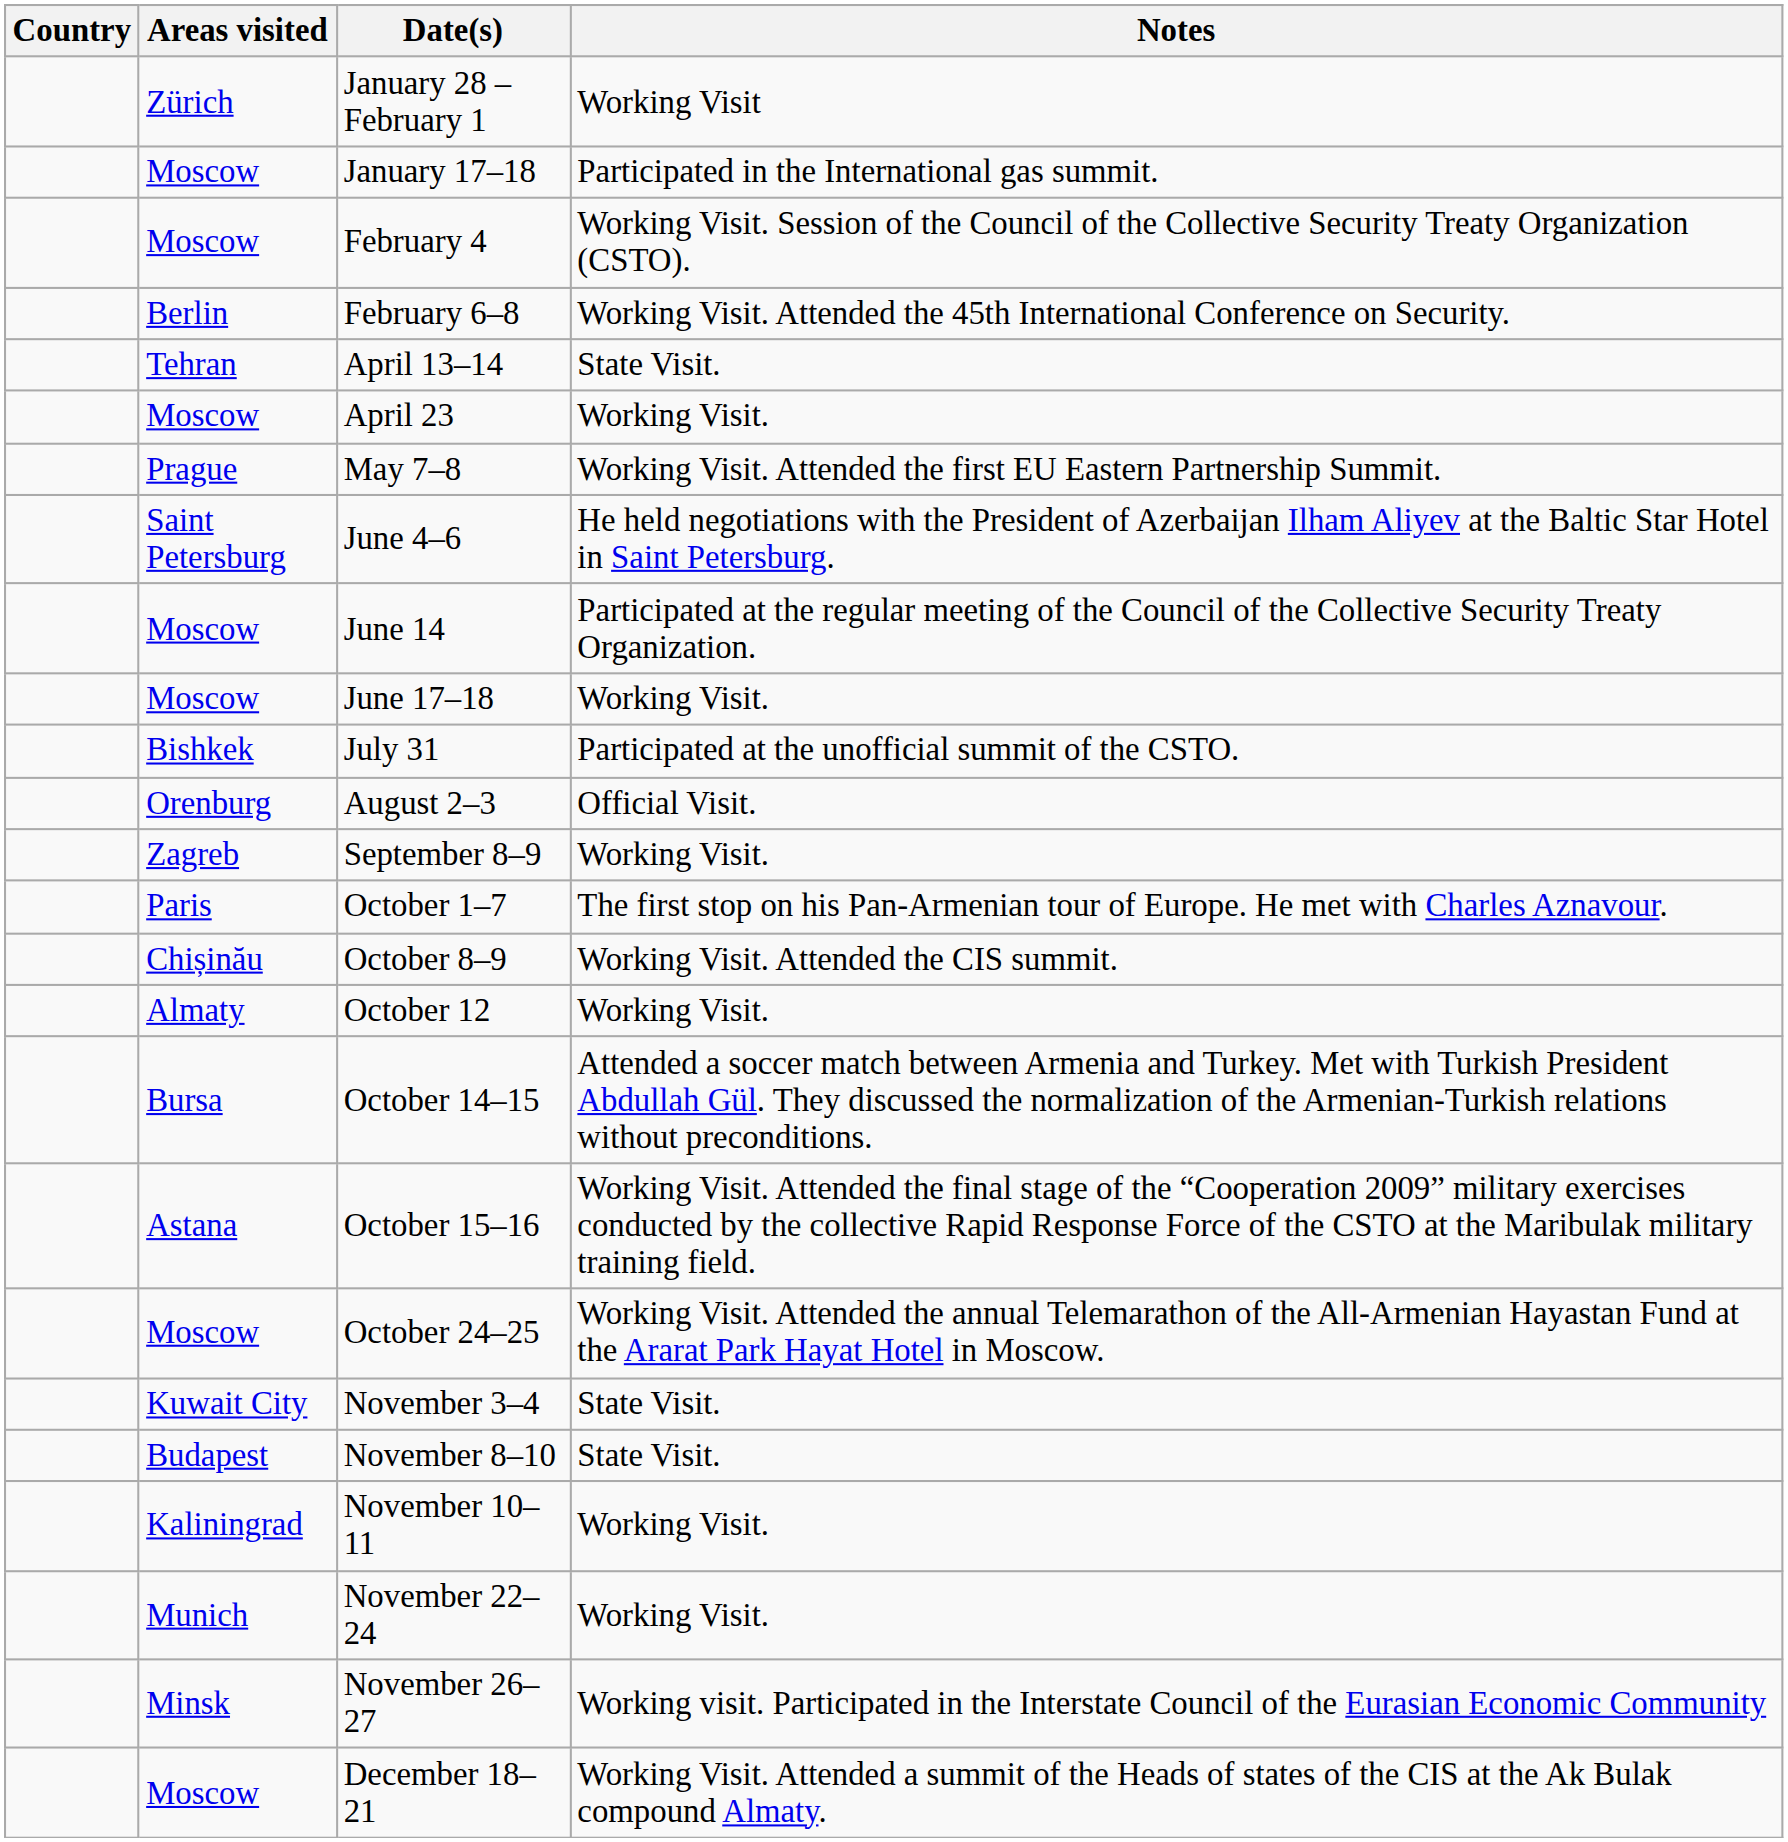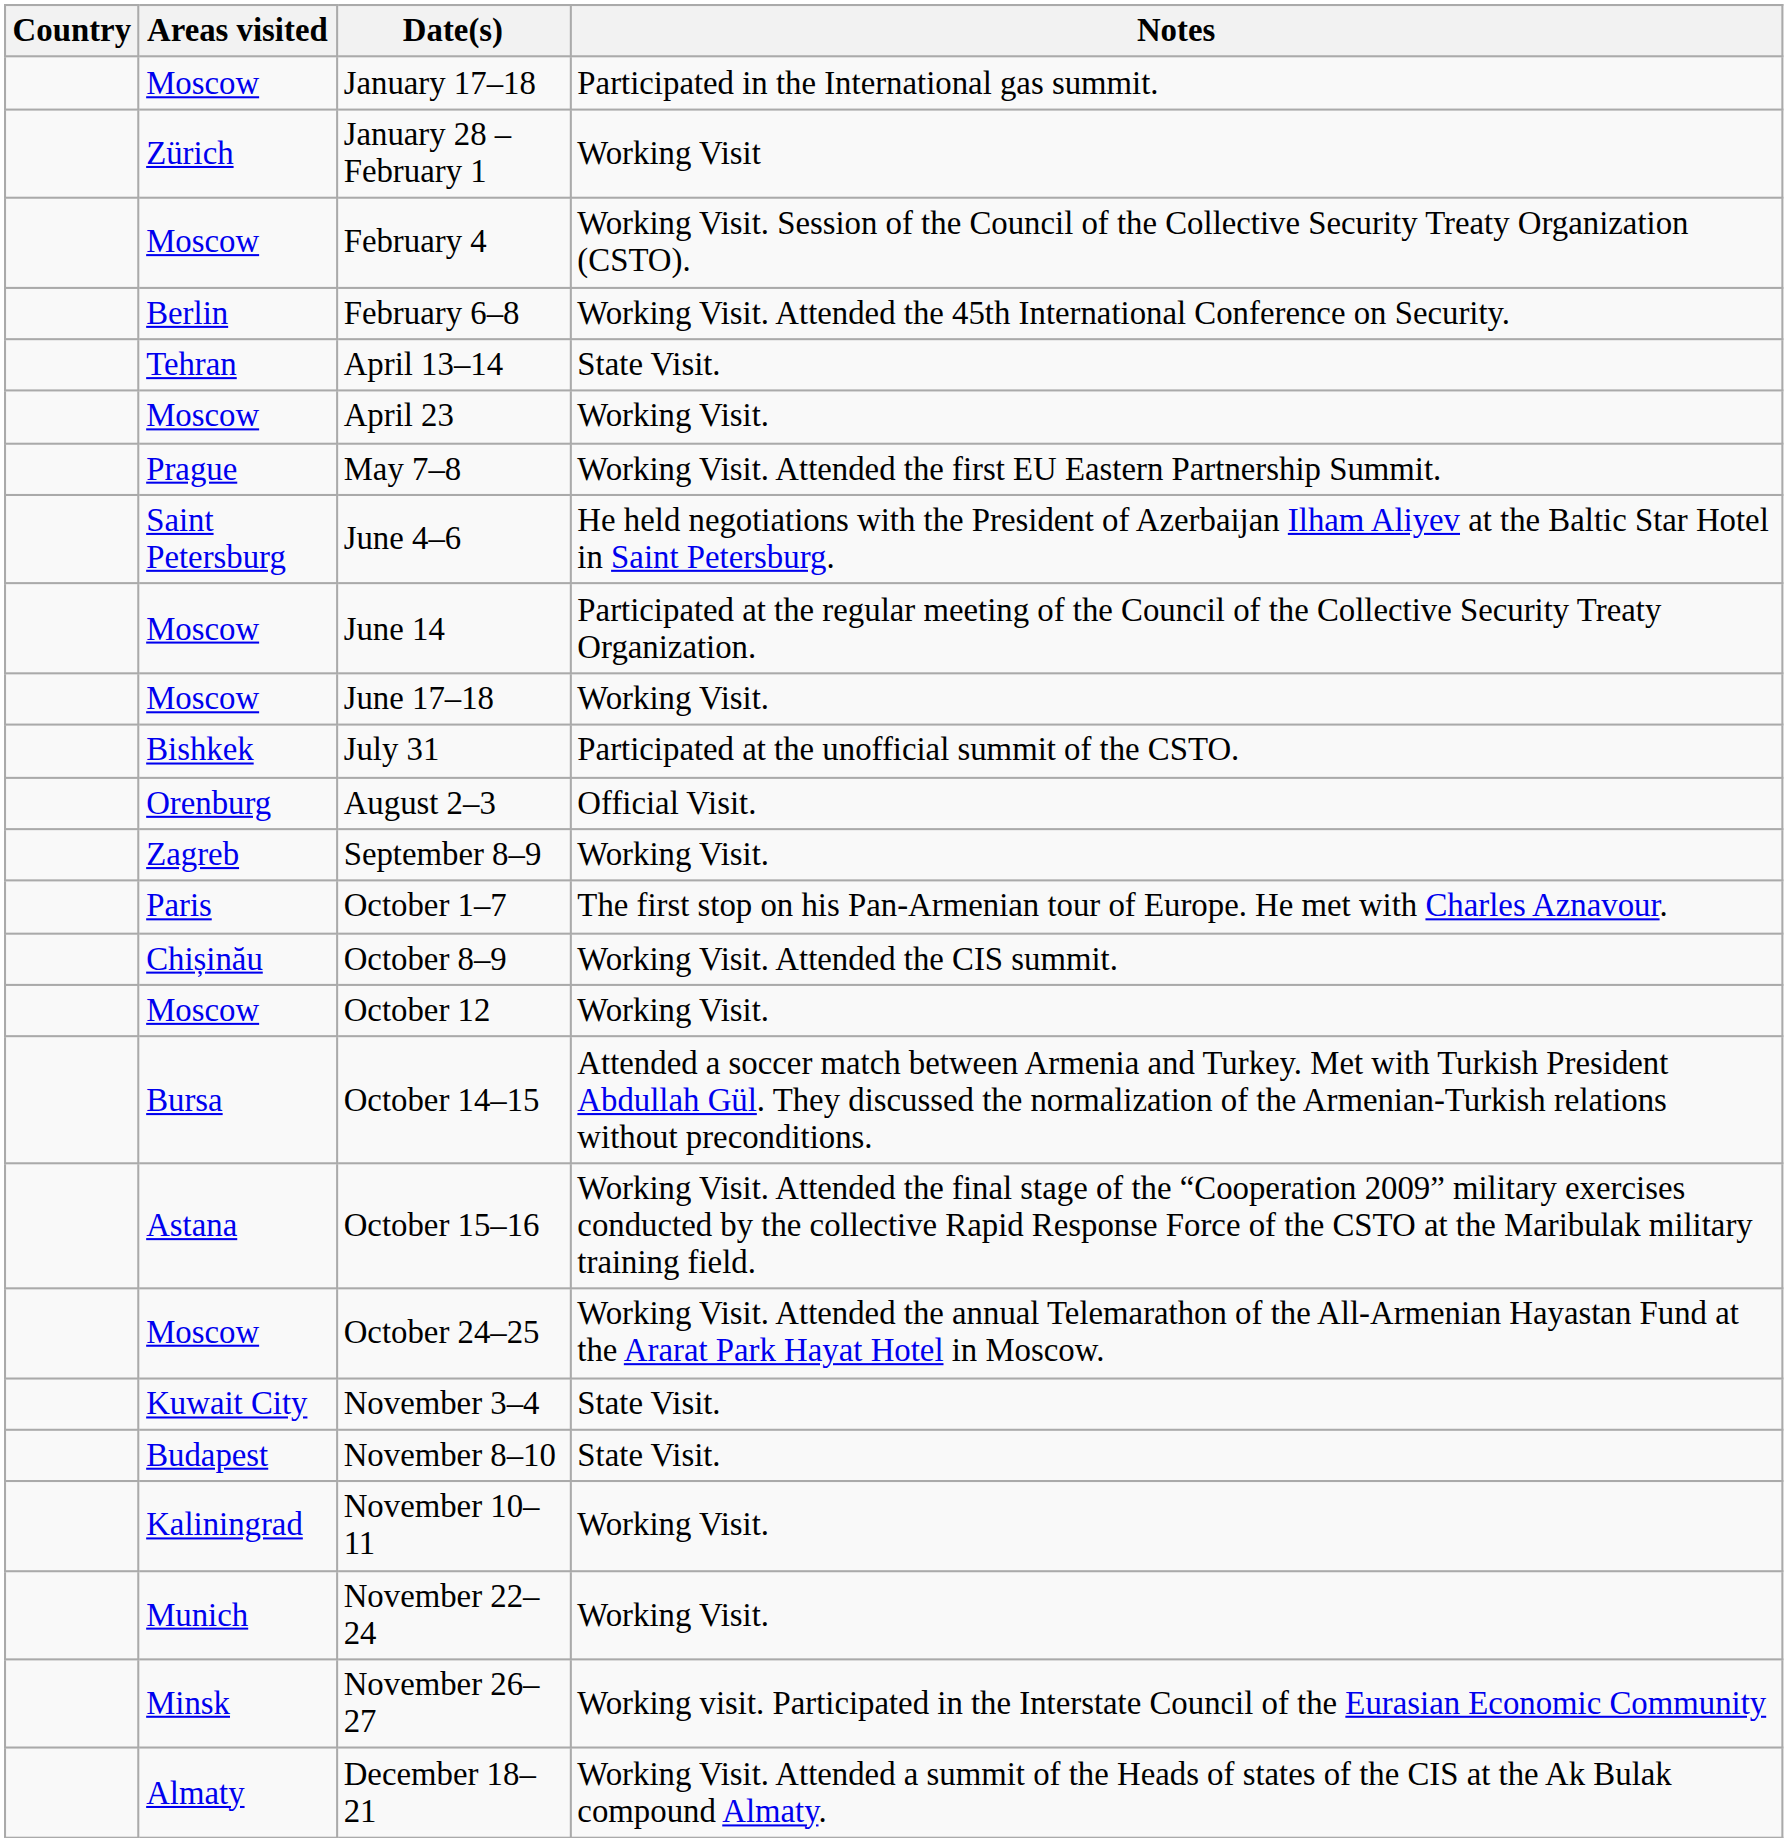rows swapped: (440, 171) <-> (427, 100)
(195, 1010) Almaty -> (203, 1010) Moscow
(203, 1792) Moscow -> (195, 1792) Almaty
